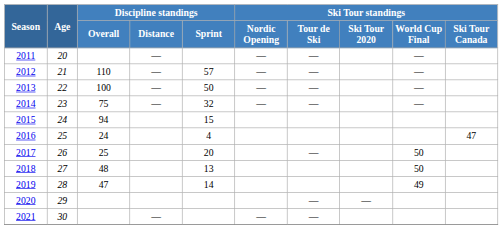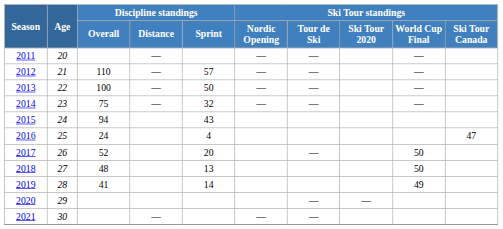(209, 120) 15 -> (209, 120) 43
(104, 152) 25 -> (104, 152) 52
(104, 184) 47 -> (104, 184) 41
